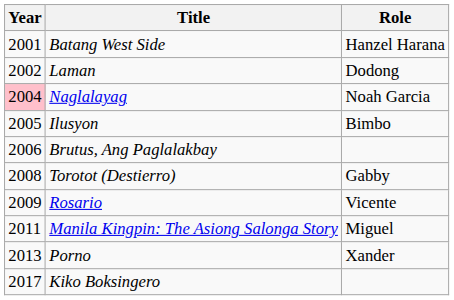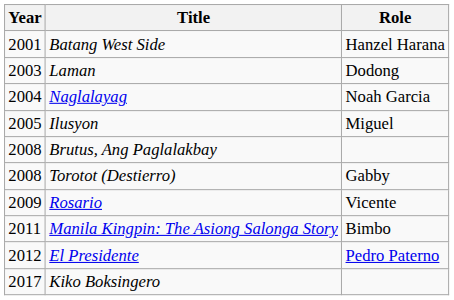(25, 70) 2002 -> (25, 70) 2003
(25, 96) pink background -> (25, 96) no background
(368, 123) Bimbo -> (370, 123) Miguel
(25, 149) 2006 -> (25, 149) 2008
(370, 228) Miguel -> (368, 228) Bimbo
+ row: (94, 255)
- row: (70, 255)
